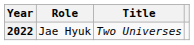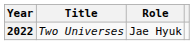columns swapped: (139, 13) <-> (65, 13)
